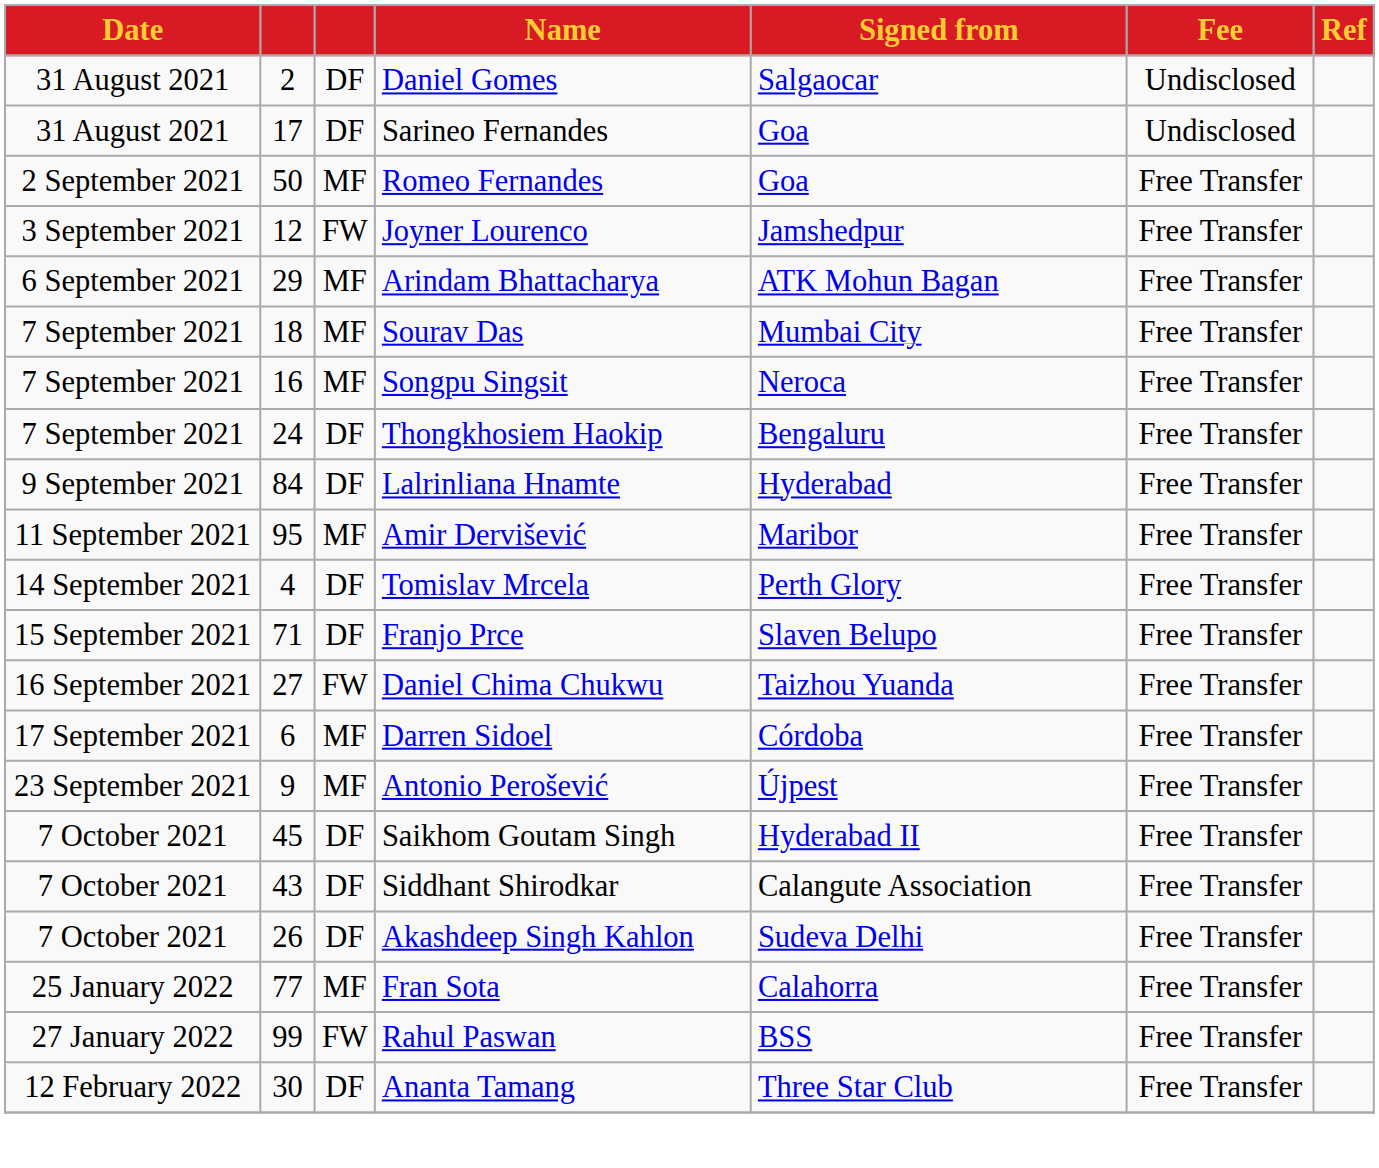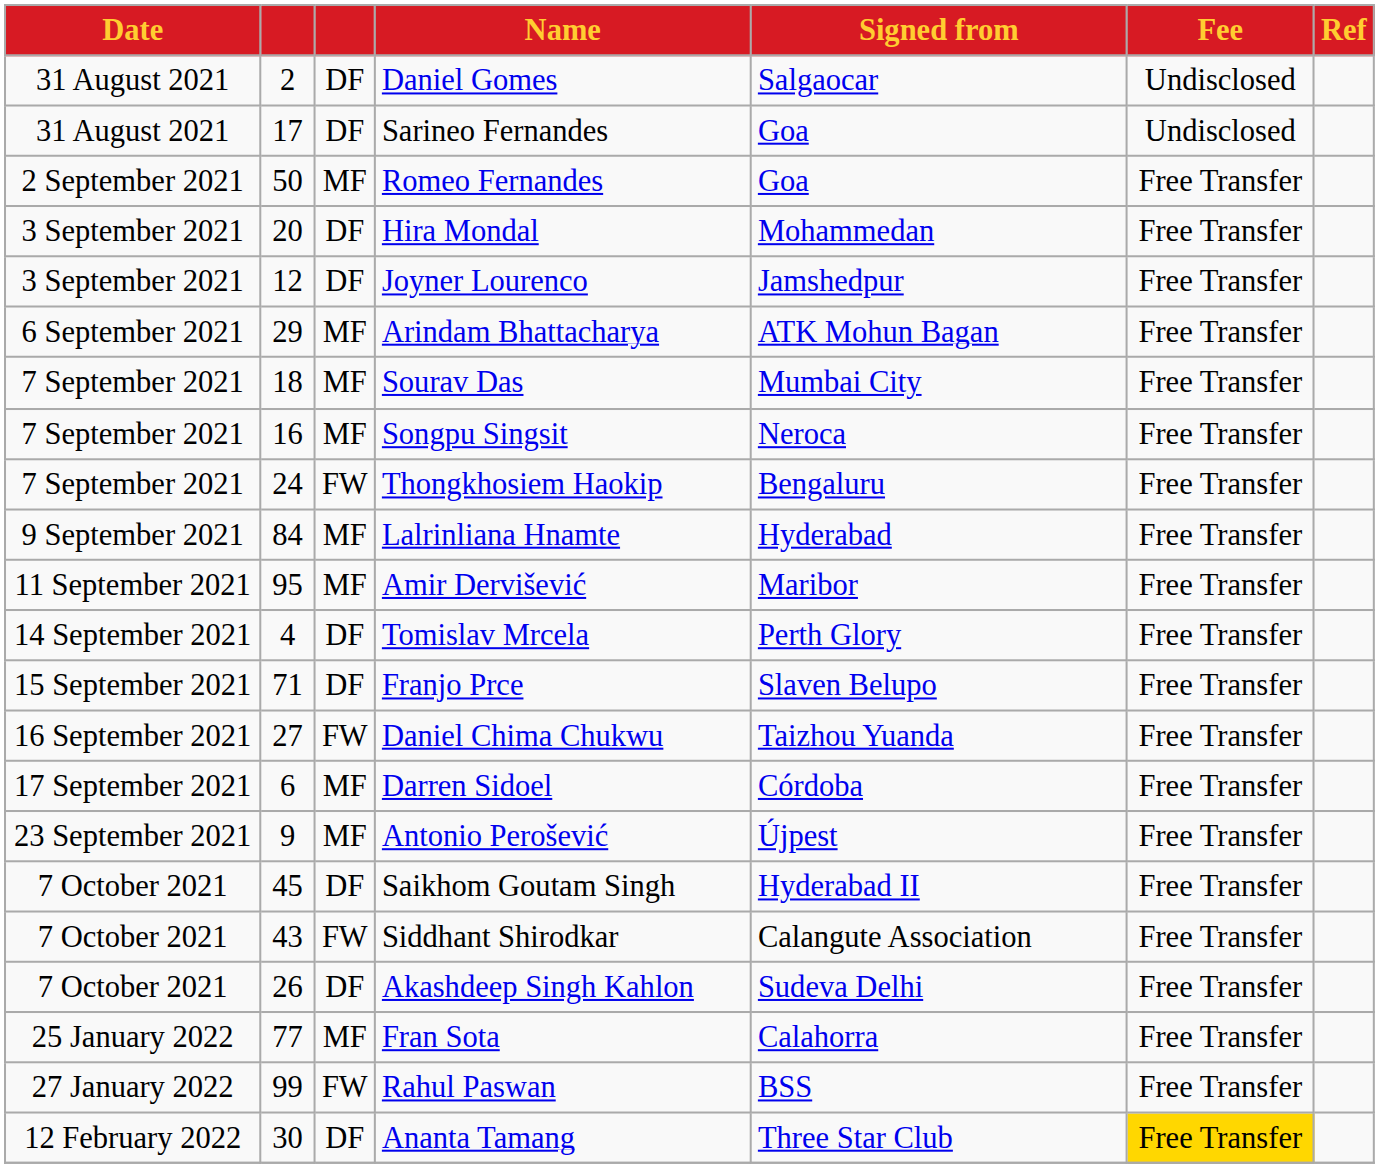+ row: (460, 231)
(345, 231) FW -> (345, 281) DF
(345, 432) DF -> (345, 483) FW
(345, 483) DF -> (345, 533) MF
(345, 886) DF -> (345, 936) FW
(1220, 1087) no background -> (1220, 1138) gold background
